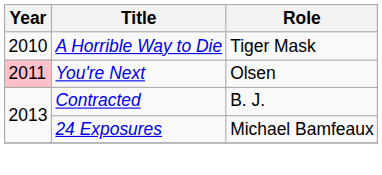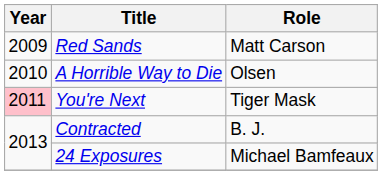+ row: (99, 45)
(273, 45) Tiger Mask -> (253, 73) Olsen
(253, 73) Olsen -> (273, 101) Tiger Mask
